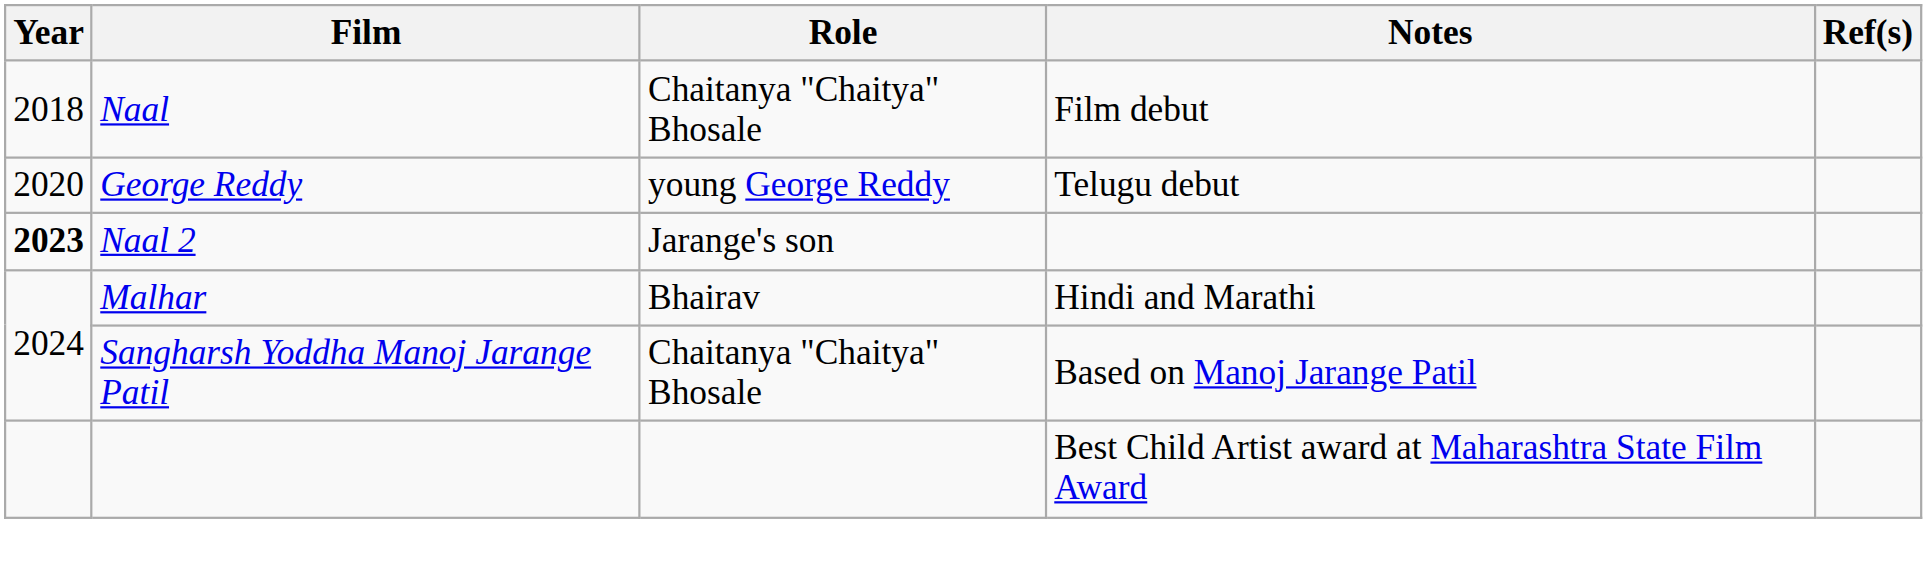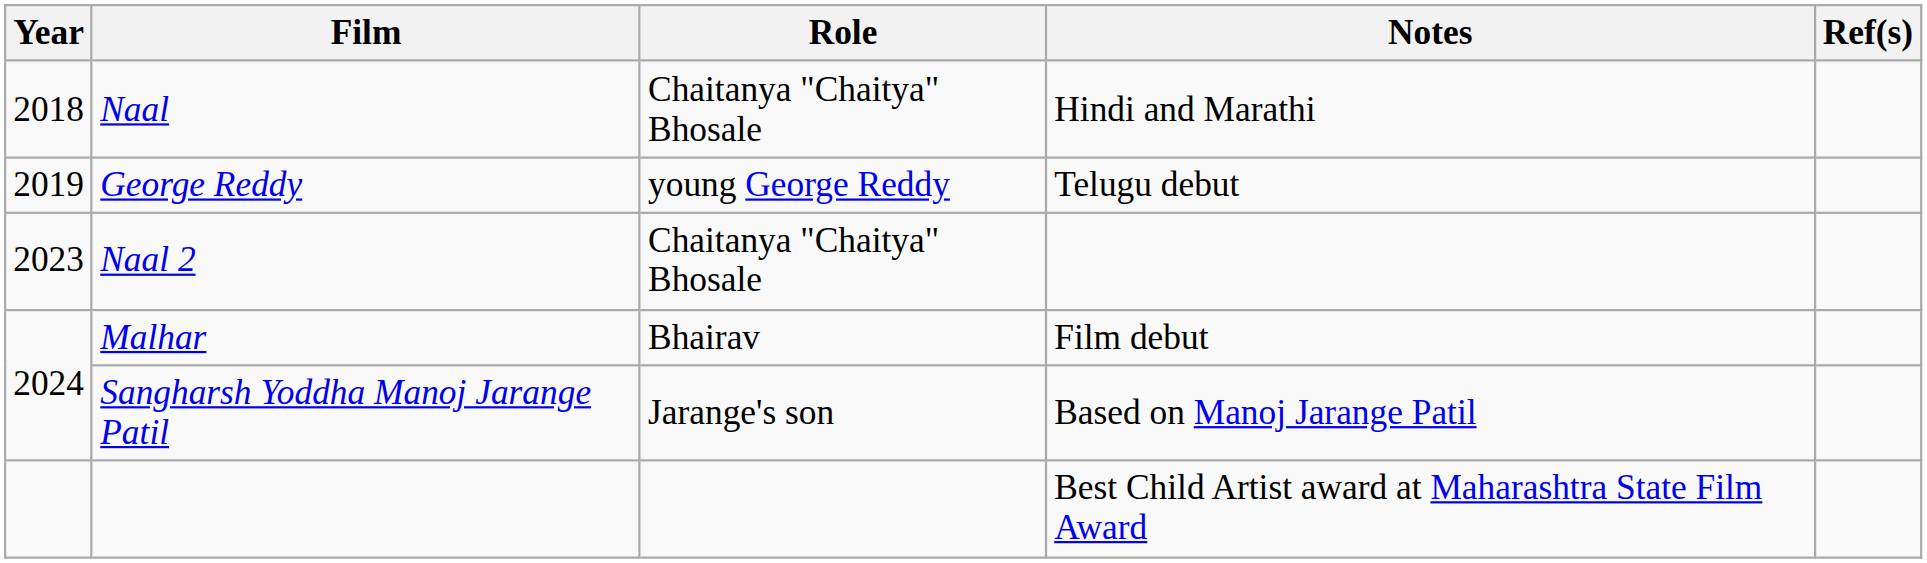(1131, 108) Film debut -> (1185, 108) Hindi and Marathi
(49, 184) 2020 -> (49, 184) 2019
(49, 240) bold -> (49, 260) normal
(741, 240) Jarange's son -> (794, 260) Chaitanya "Chaitya" Bhosale
(1185, 296) Hindi and Marathi -> (1131, 336) Film debut
(794, 372) Chaitanya "Chaitya" Bhosale -> (741, 412) Jarange's son
